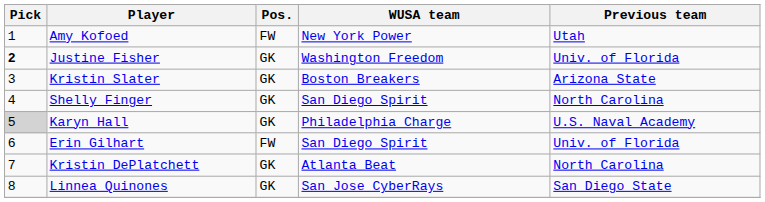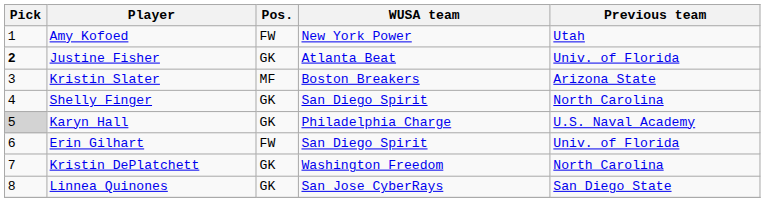(372, 58) Washington Freedom -> (349, 58) Atlanta Beat
(267, 79) GK -> (267, 79) MF
(349, 165) Atlanta Beat -> (372, 165) Washington Freedom
